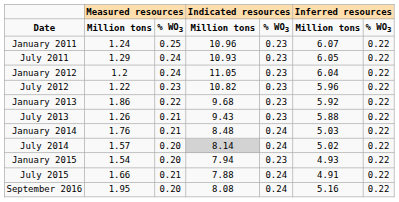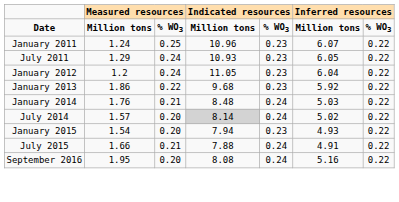- row: (44, 87)
- row: (44, 116)
